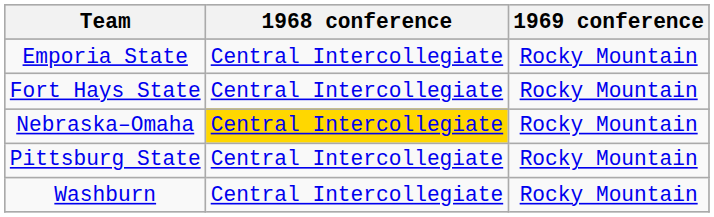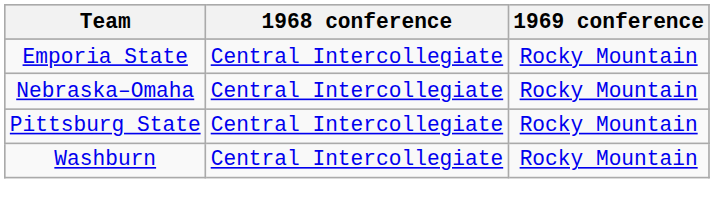- row: (105, 91)
(357, 126) gold background -> (357, 91) no background
